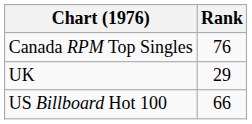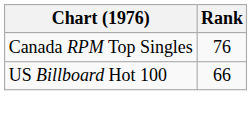- row: (22, 75)
